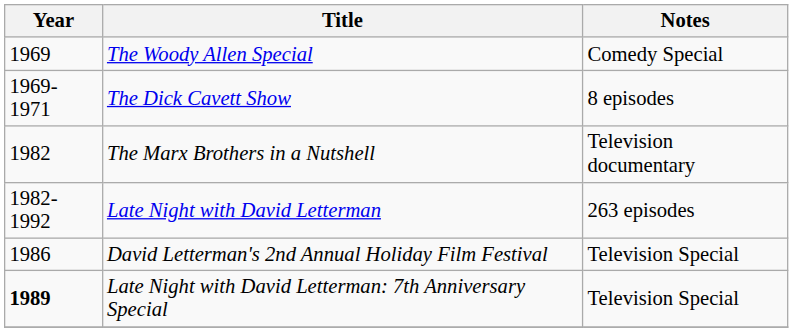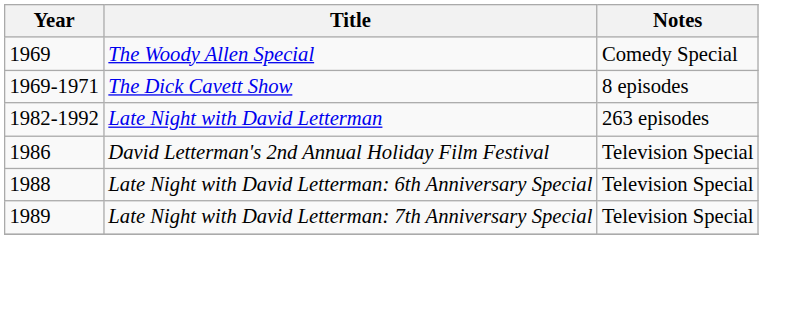- row: (241, 153)
+ row: (350, 184)
(30, 298) bold -> (30, 217) normal
